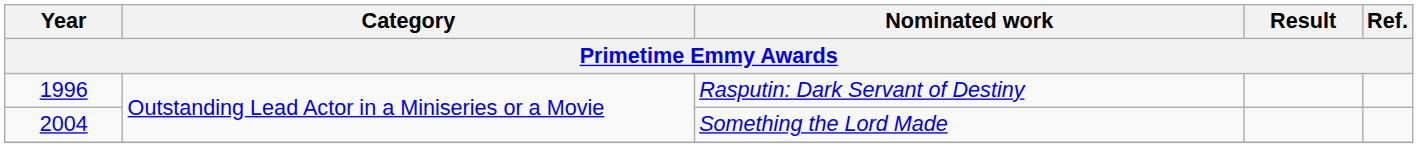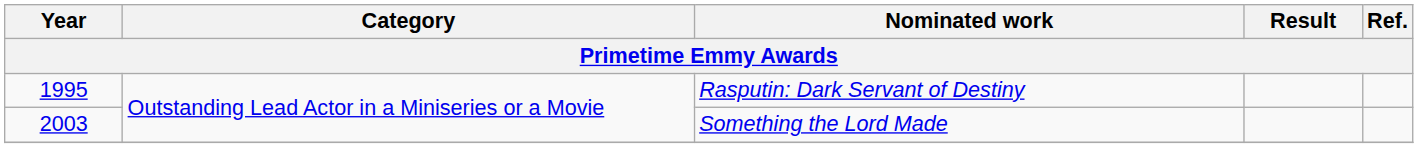(64, 90) 1996 -> (64, 90) 1995
(64, 124) 2004 -> (64, 124) 2003
